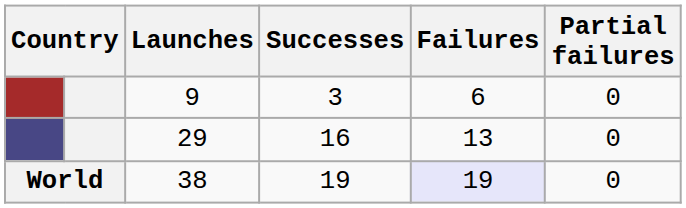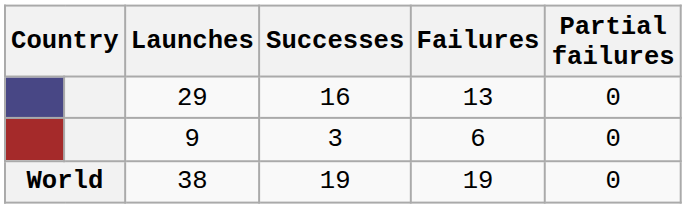rows swapped: (192, 98) <-> (192, 139)
(478, 181) lavender background -> (478, 181) no background
